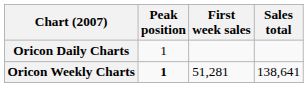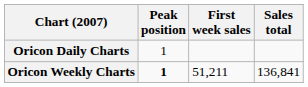(210, 72) 51,281 -> (210, 72) 51,211
(278, 72) 138,641 -> (278, 72) 136,841
